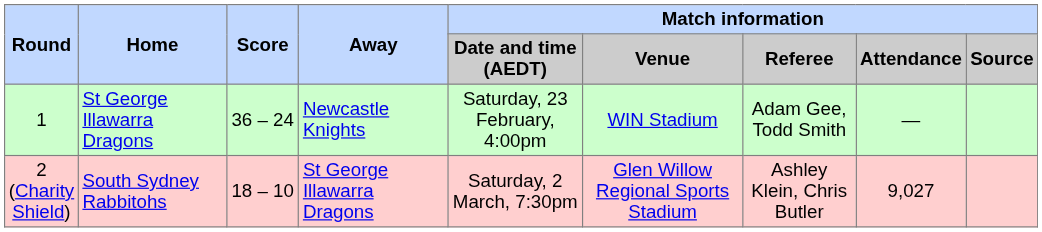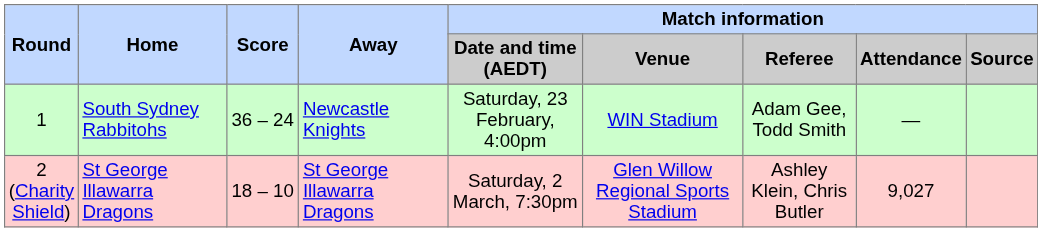(125, 119) St George Illawarra Dragons -> (141, 119) South Sydney Rabbitohs
(141, 191) South Sydney Rabbitohs -> (125, 191) St George Illawarra Dragons
